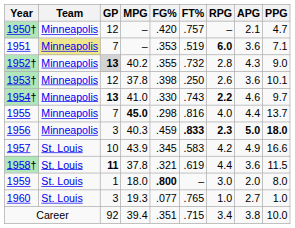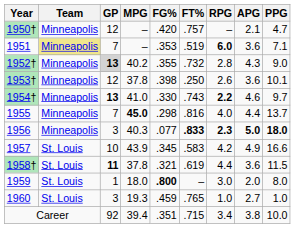(166, 131) .459 -> (166, 131) .077
(166, 198) .077 -> (166, 198) .459
